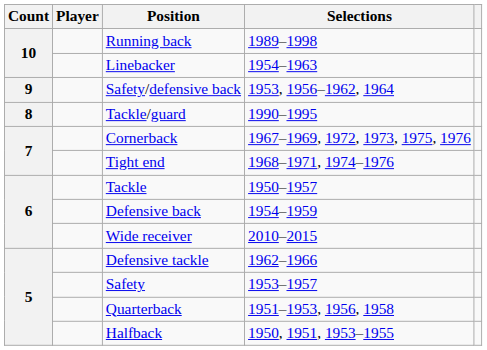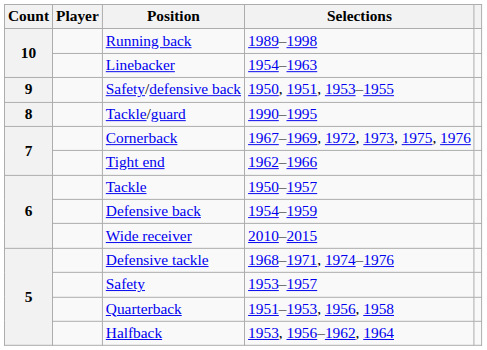(321, 89) 1953, 1956–1962, 1964 -> (321, 89) 1950, 1951, 1953–1955
(321, 162) 1968–1971, 1974–1976 -> (283, 162) 1962–1966
(283, 260) 1962–1966 -> (321, 260) 1968–1971, 1974–1976
(321, 333) 1950, 1951, 1953–1955 -> (321, 333) 1953, 1956–1962, 1964
